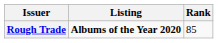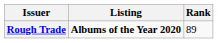(191, 29) 85 -> (191, 29) 89
